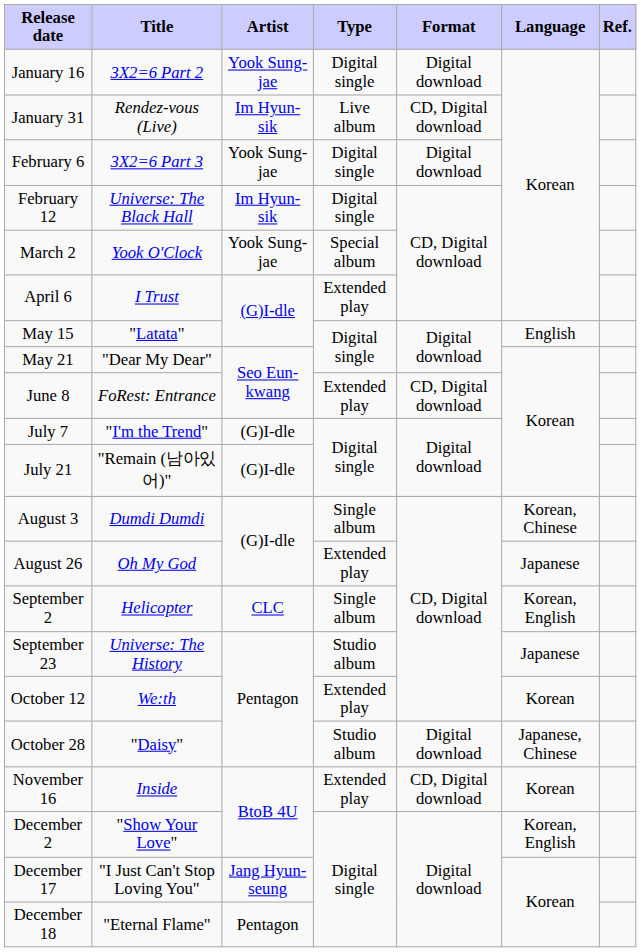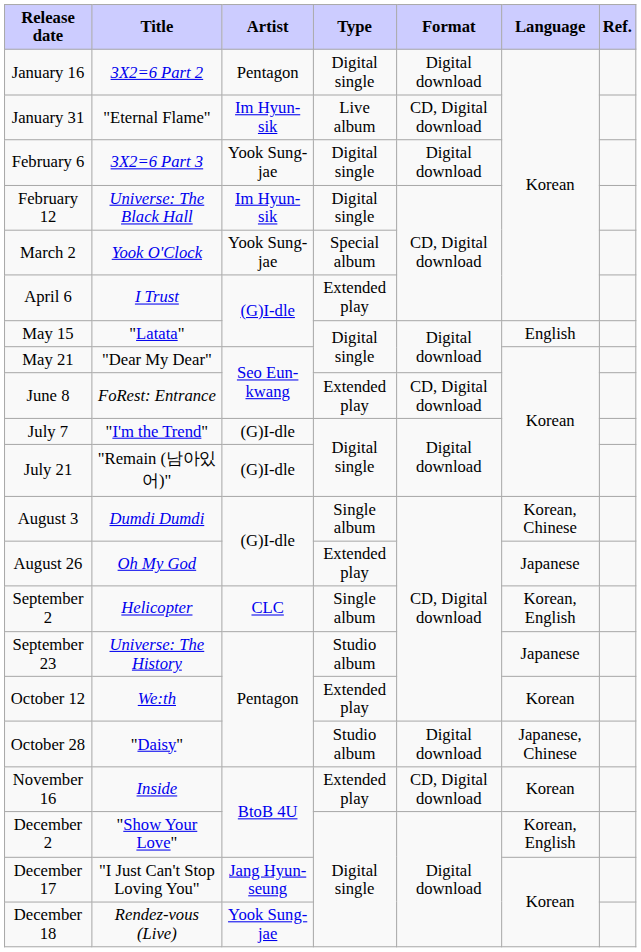(268, 72) Yook Sung-jae -> (268, 72) Pentagon
(157, 117) Rendez-vous (Live) -> (157, 117) "Eternal Flame"
(157, 924) "Eternal Flame" -> (157, 924) Rendez-vous (Live)
(268, 924) Pentagon -> (268, 924) Yook Sung-jae
